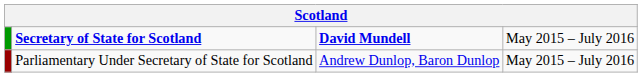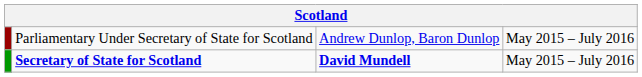rows swapped: (108, 38) <-> (164, 60)
